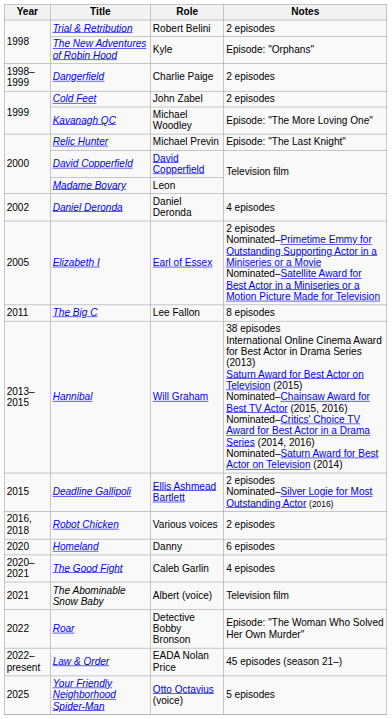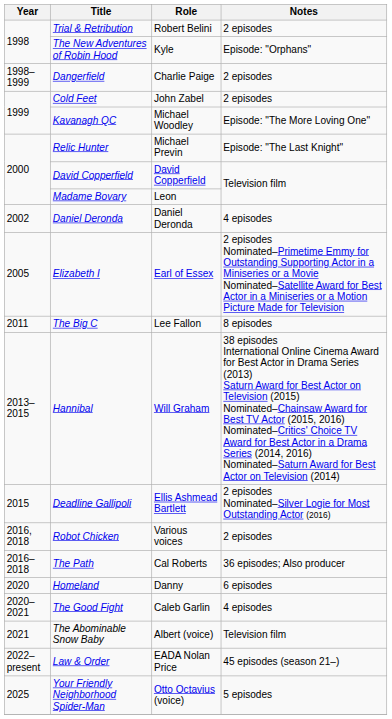+ row: (73, 564)
- row: (64, 629)
